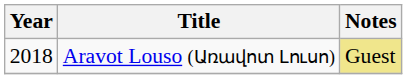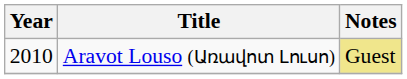(31, 55) 2018 -> (31, 55) 2010
